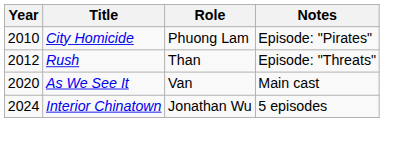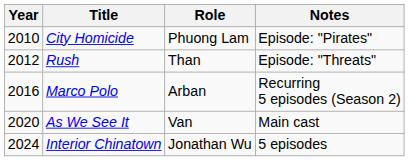+ row: (82, 91)
